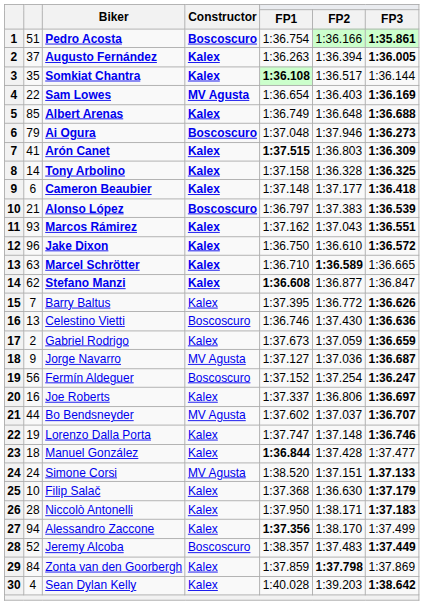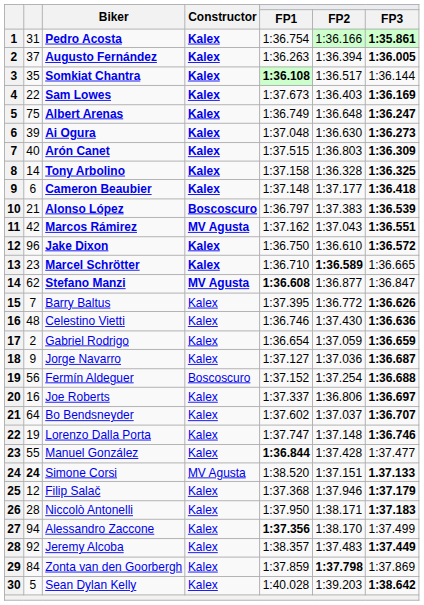(33, 38) 51 -> (33, 38) 31
(222, 38) Boscoscuro -> (204, 38) Kalex
(219, 95) MV Agusta -> (204, 95) Kalex
(286, 95) 1:36.654 -> (286, 95) 1:37.673
(33, 113) 85 -> (33, 113) 75
(392, 113) 1:36.688 -> (392, 113) 1:36.247
(33, 132) 79 -> (33, 132) 39
(222, 132) Boscoscuro -> (204, 132) Kalex
(339, 132) 1:37.946 -> (339, 132) 1:36.630
(33, 151) 41 -> (33, 151) 40
(286, 151) bold -> (286, 151) normal
(33, 227) 93 -> (33, 227) 42
(204, 227) Kalex -> (219, 227) MV Agusta
(33, 264) 63 -> (33, 264) 23
(204, 283) Kalex -> (219, 283) MV Agusta
(33, 321) 13 -> (33, 321) 48
(219, 321) Boscoscuro -> (203, 321) Kalex
(286, 340) 1:37.673 -> (286, 340) 1:36.654
(217, 359) MV Agusta -> (203, 359) Kalex
(392, 378) 1:36.247 -> (392, 378) 1:36.688
(33, 415) 44 -> (33, 415) 64
(217, 415) MV Agusta -> (203, 415) Kalex
(33, 453) 18 -> (33, 453) 55
(33, 472) normal -> (33, 472) bold
(33, 491) 10 -> (33, 491) 12
(339, 491) 1:36.630 -> (339, 491) 1:37.946
(33, 547) 52 -> (33, 547) 92
(219, 547) Boscoscuro -> (203, 547) Kalex
(33, 585) 4 -> (33, 585) 5
